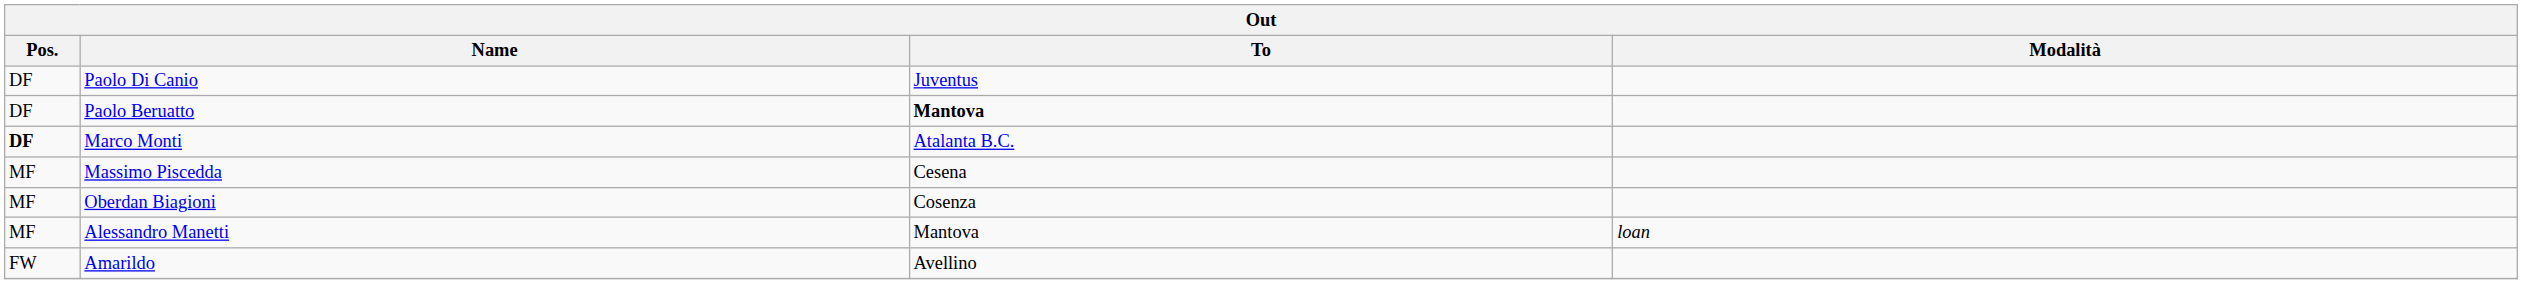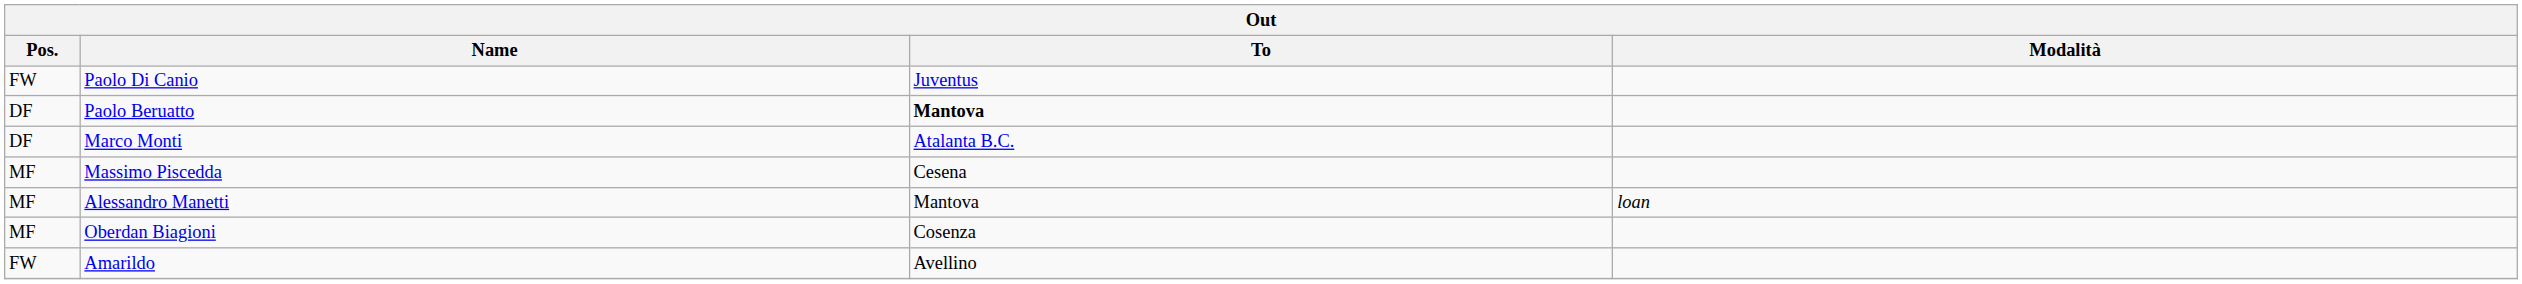(21, 80) DF -> (23, 80) FW
(21, 141) bold -> (21, 141) normal
rows swapped: (150, 202) <-> (157, 232)
